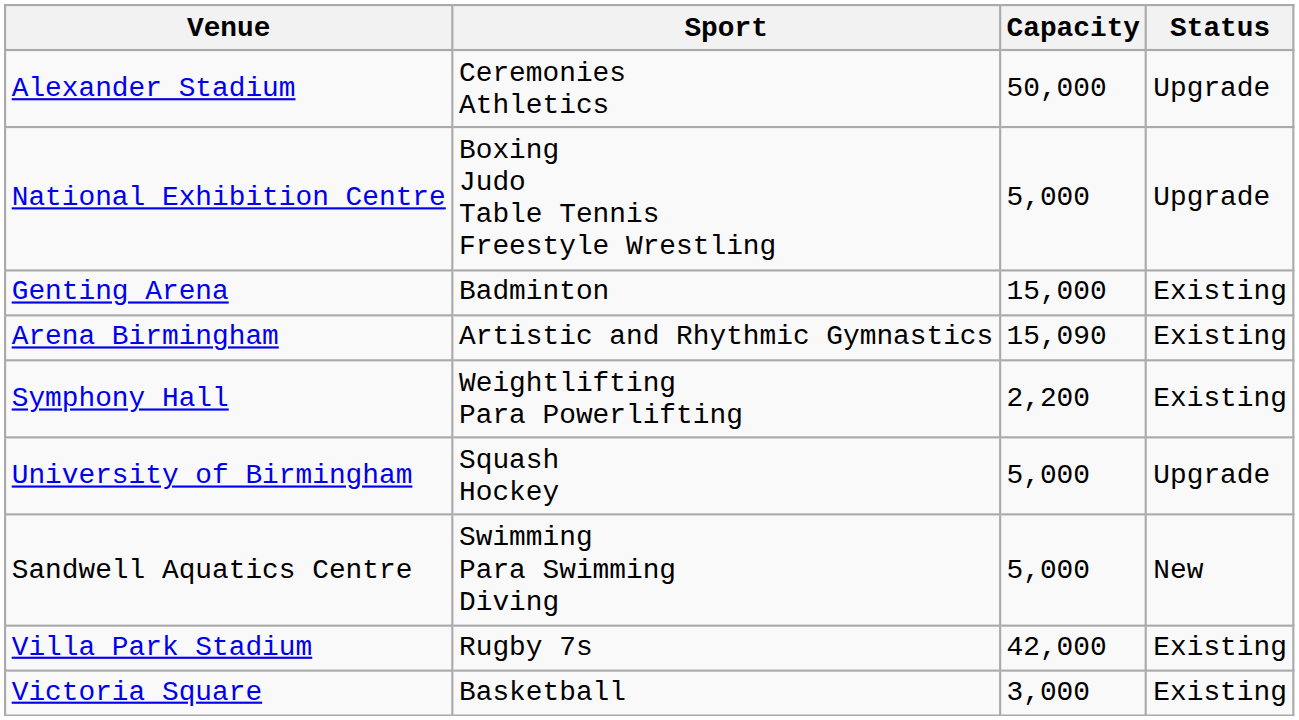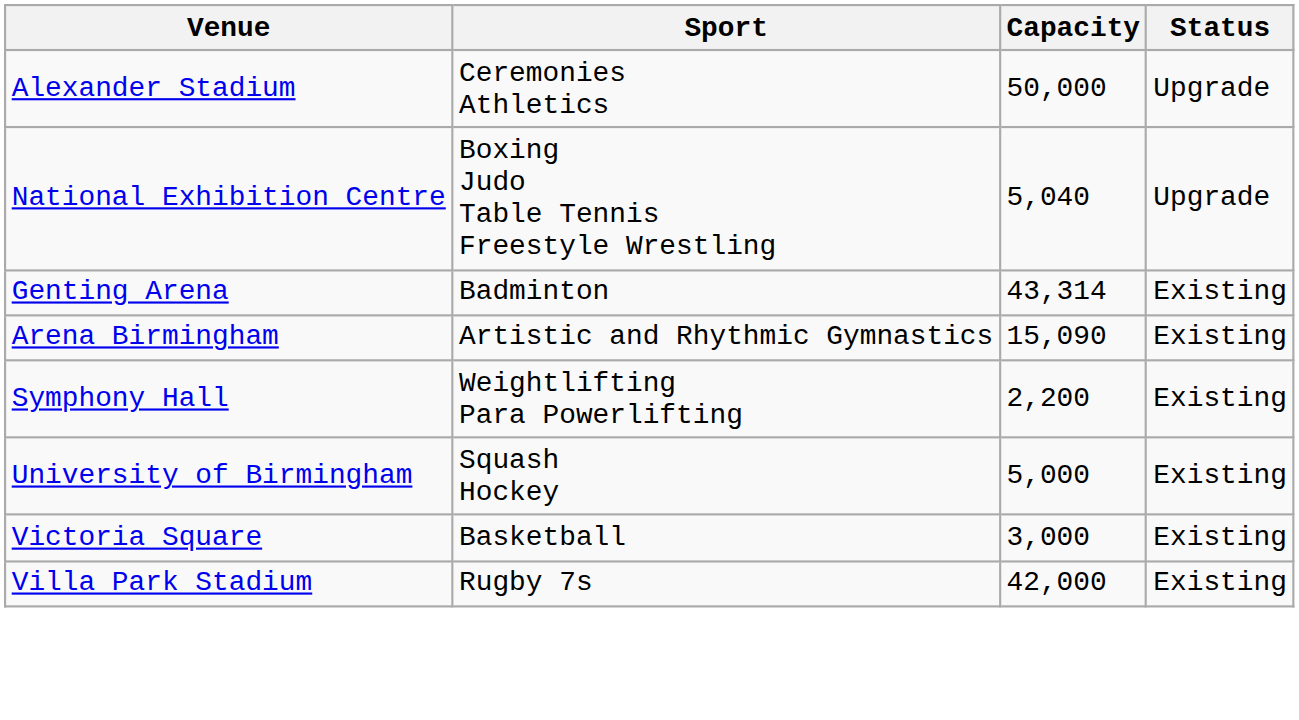(1048, 199) 5,000 -> (1048, 199) 5,040
(1057, 292) 15,000 -> (1057, 292) 43,314
(1212, 476) Upgrade -> (1220, 476) Existing
- row: (212, 570)
rows swapped: (162, 647) <-> (137, 693)
